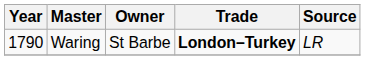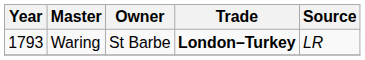(26, 42) 1790 -> (26, 42) 1793
